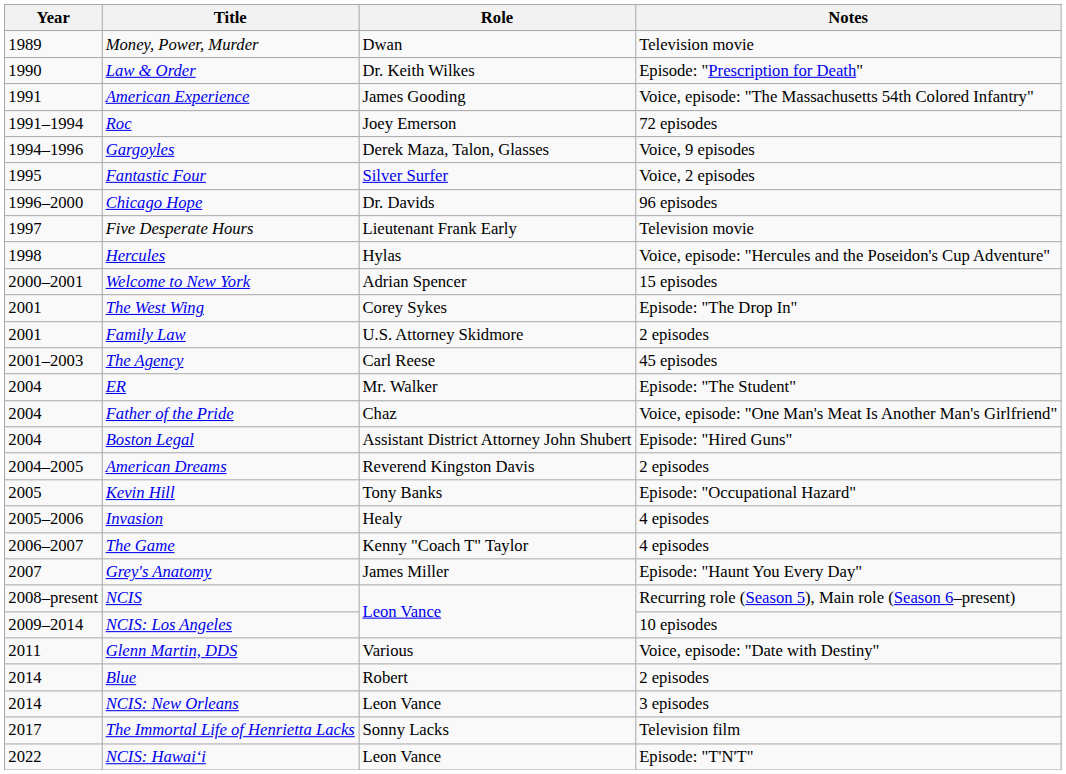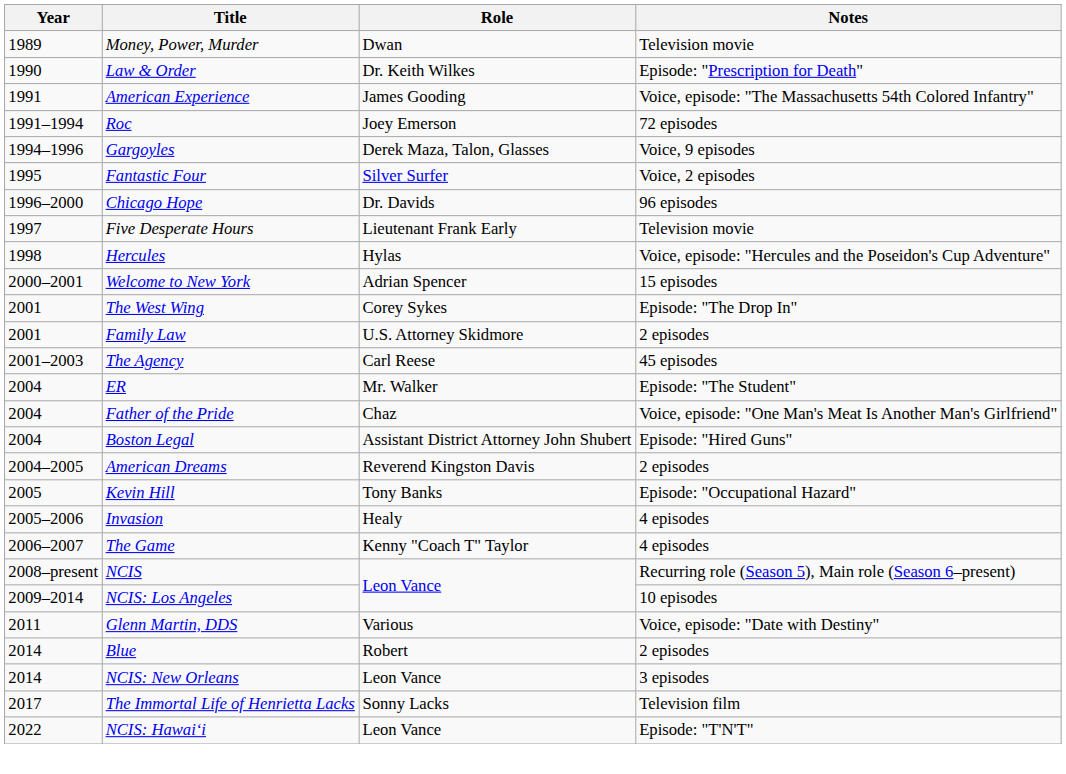- row: (159, 571)
